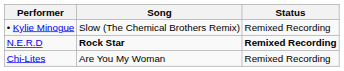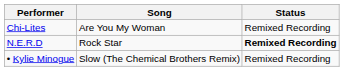rows swapped: (26, 58) <-> (40, 27)
(102, 43) bold -> (100, 43) normal
